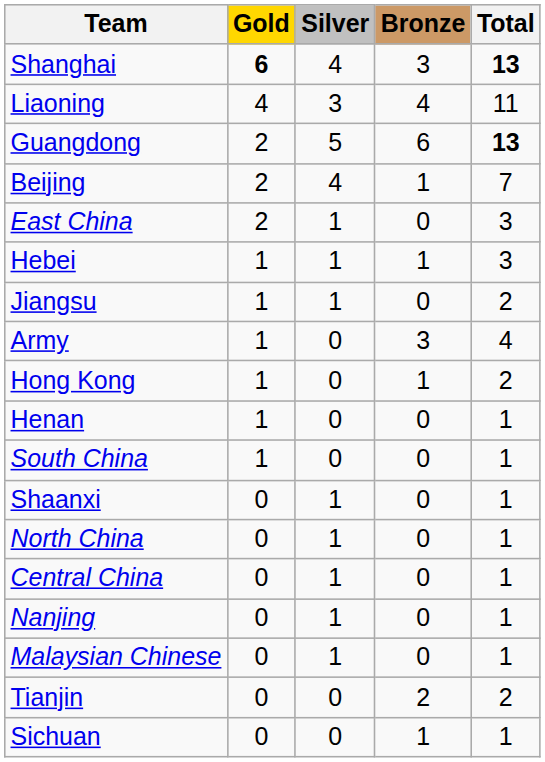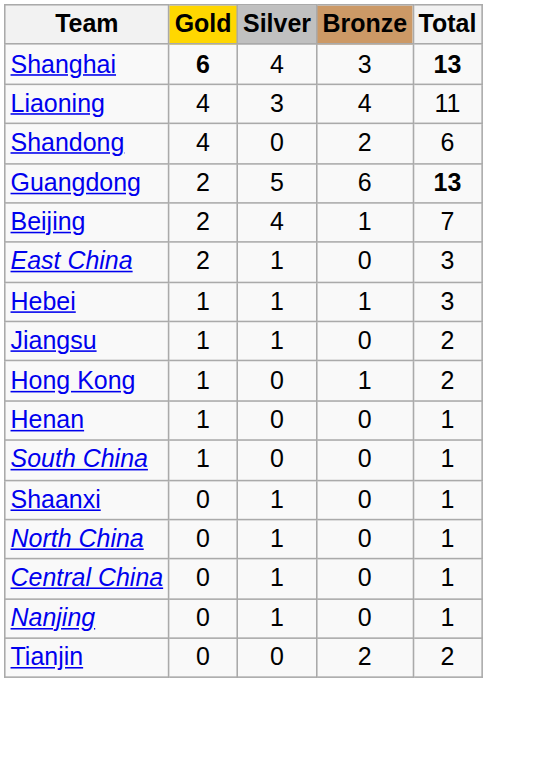+ row: (67, 143)
- row: (40, 340)
- row: (116, 657)
- row: (56, 736)
